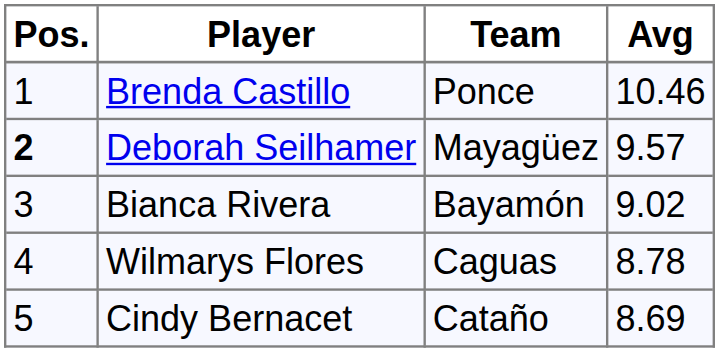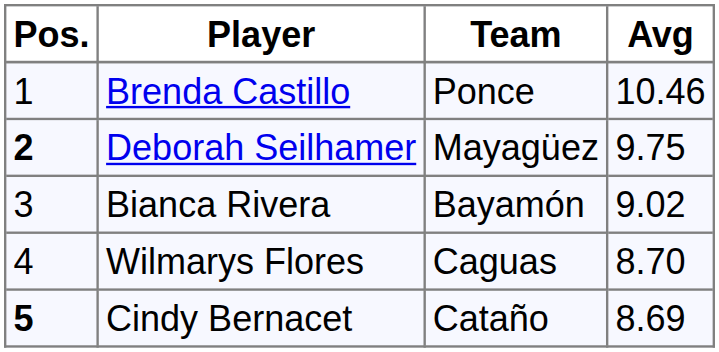(651, 147) 9.57 -> (651, 147) 9.75
(651, 261) 8.78 -> (651, 261) 8.70
(23, 318) normal -> (23, 318) bold
